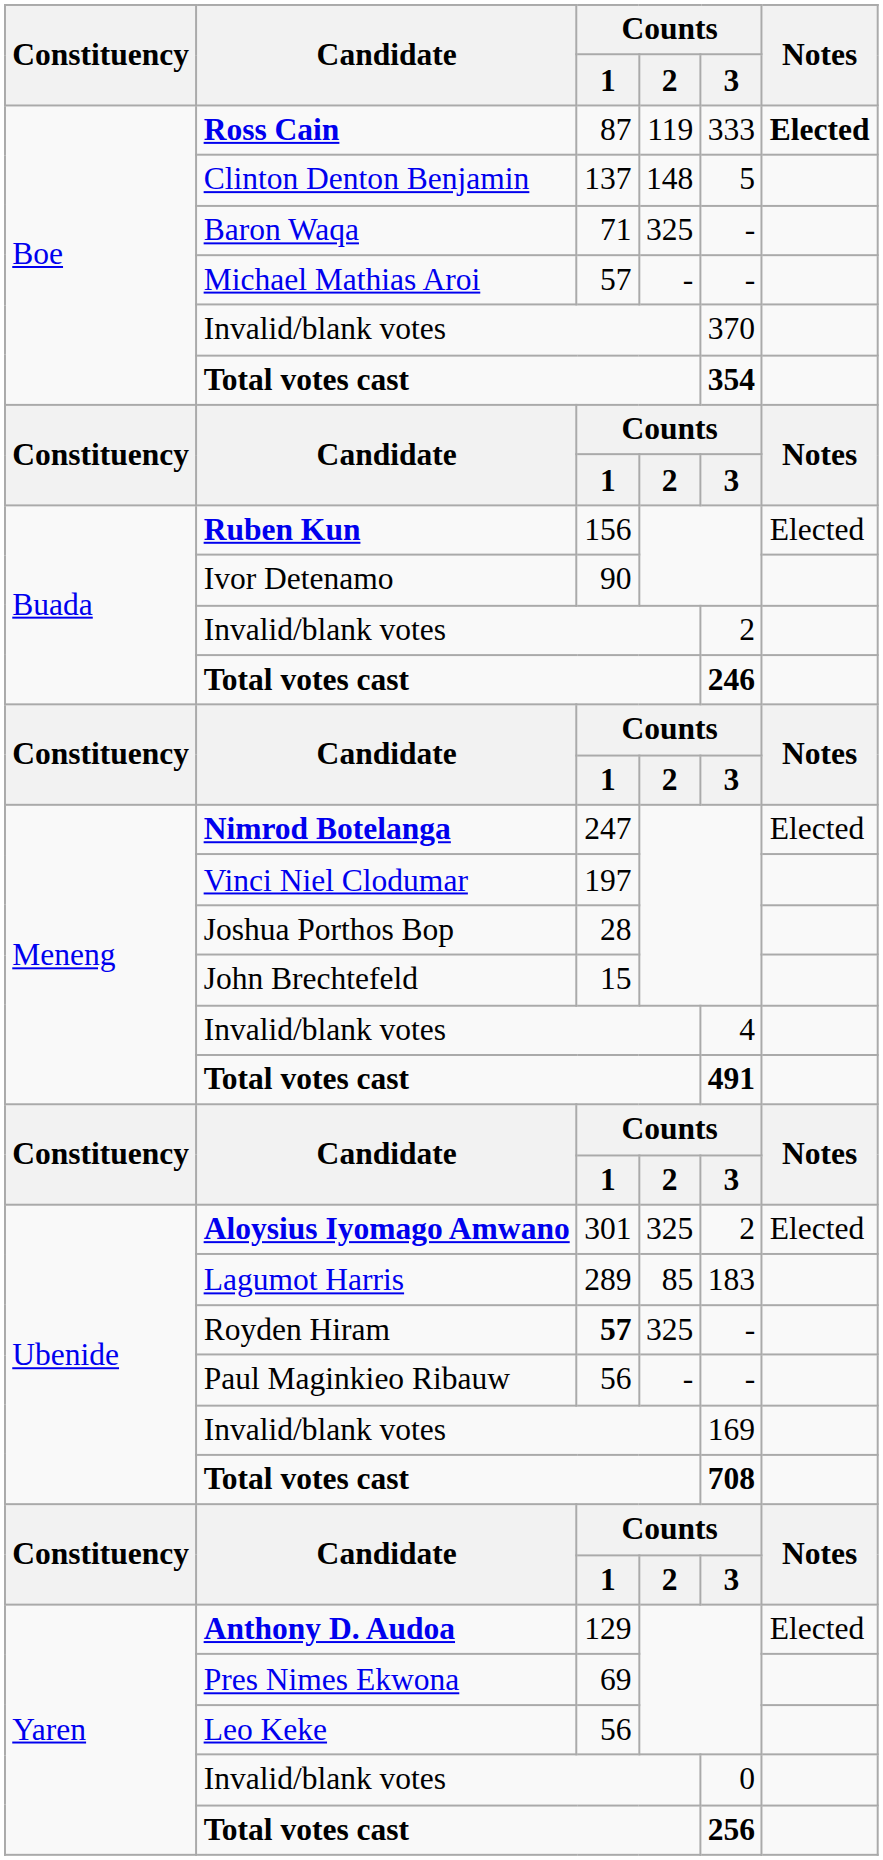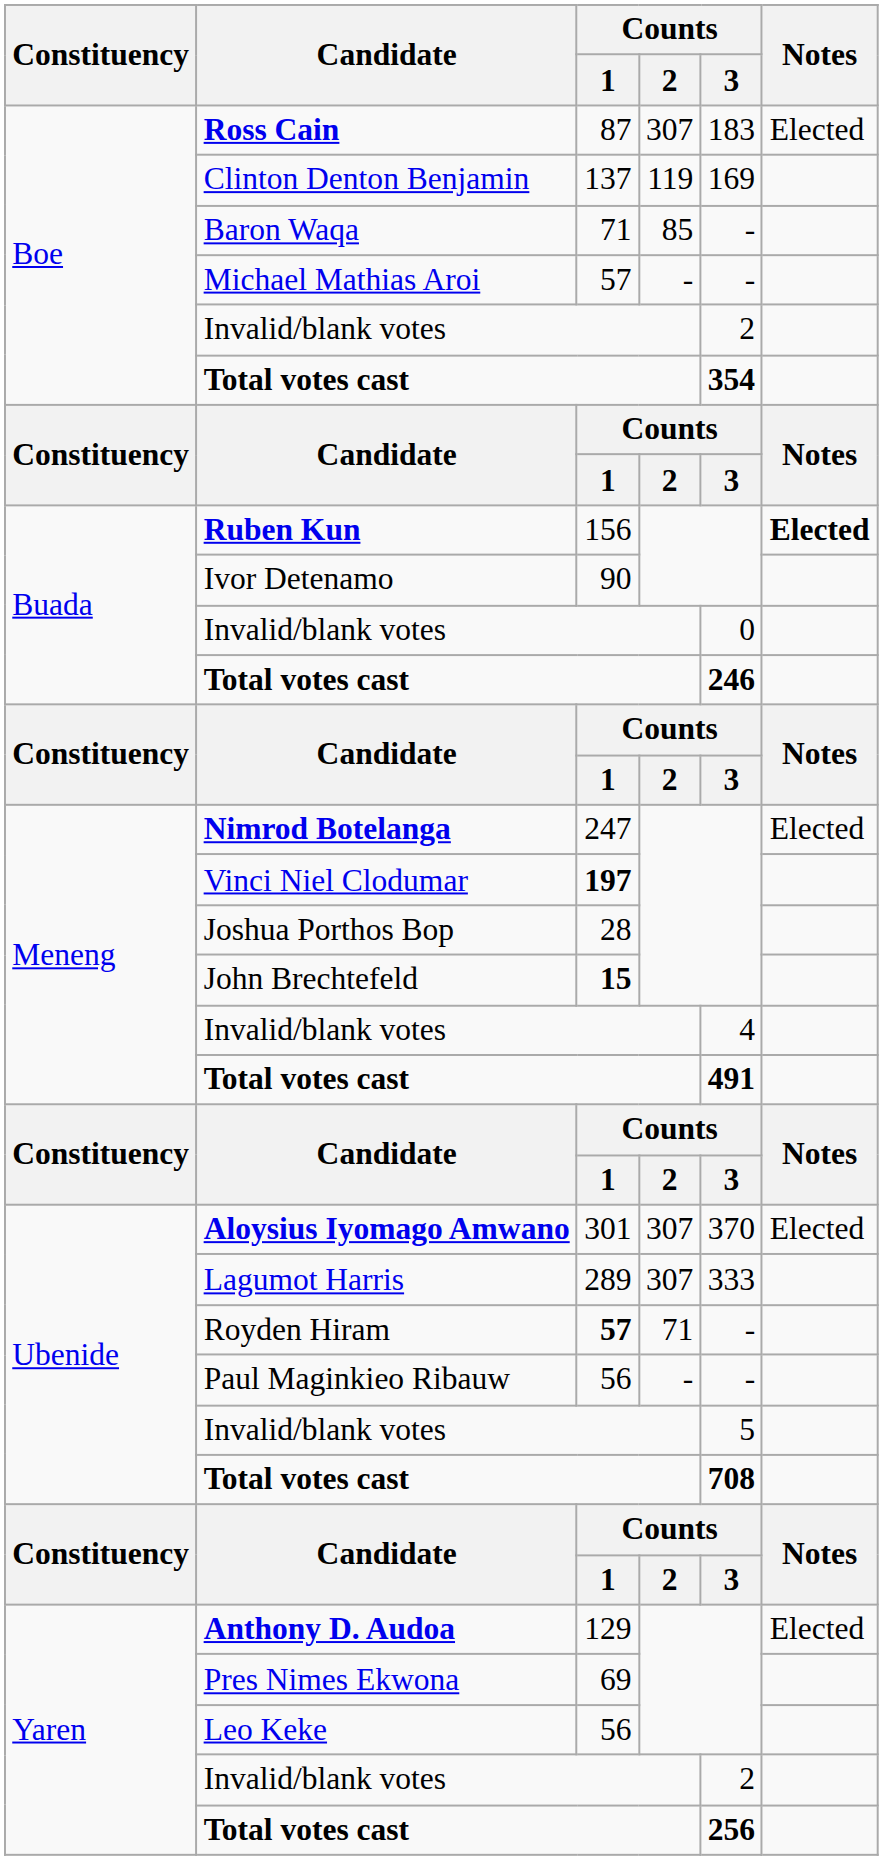(670, 129) 119 -> (670, 129) 307
(731, 129) 333 -> (731, 129) 183
(820, 129) bold -> (817, 129) normal
(670, 179) 148 -> (670, 179) 119
(747, 179) 5 -> (731, 179) 169
(670, 229) 325 -> (678, 229) 85
(731, 329) 370 -> (747, 329) 2
(817, 529) normal -> (820, 529) bold
(747, 629) 2 -> (747, 629) 0
(608, 879) normal -> (608, 879) bold
(616, 979) normal -> (616, 979) bold
(670, 1229) 325 -> (670, 1229) 307
(747, 1229) 2 -> (731, 1229) 370
(678, 1279) 85 -> (670, 1279) 307
(731, 1279) 183 -> (731, 1279) 333
(670, 1329) 325 -> (678, 1329) 71
(731, 1429) 169 -> (747, 1429) 5
(747, 1779) 0 -> (747, 1779) 2
